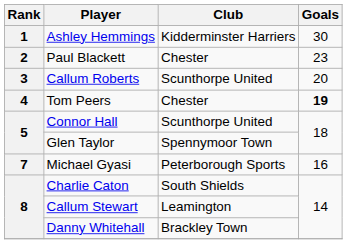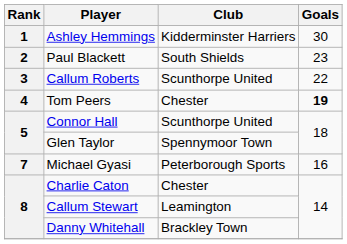(185, 57) Chester -> (203, 57) South Shields
(320, 79) 20 -> (320, 79) 22
(203, 185) South Shields -> (185, 185) Chester
